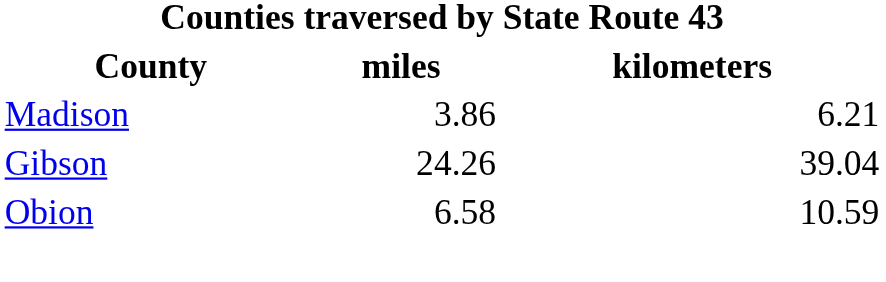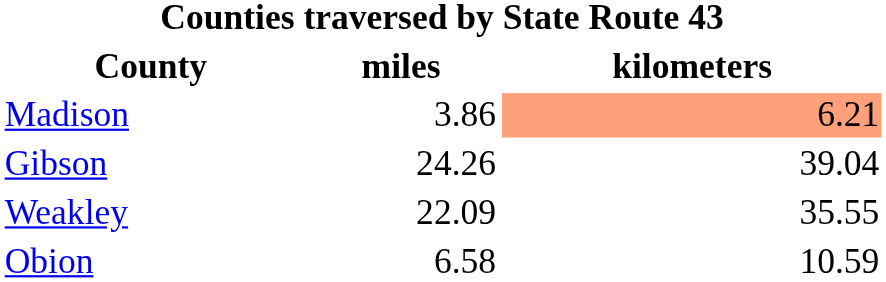(848, 114) no background -> (848, 114) lightsalmon background
+ row: (66, 212)
